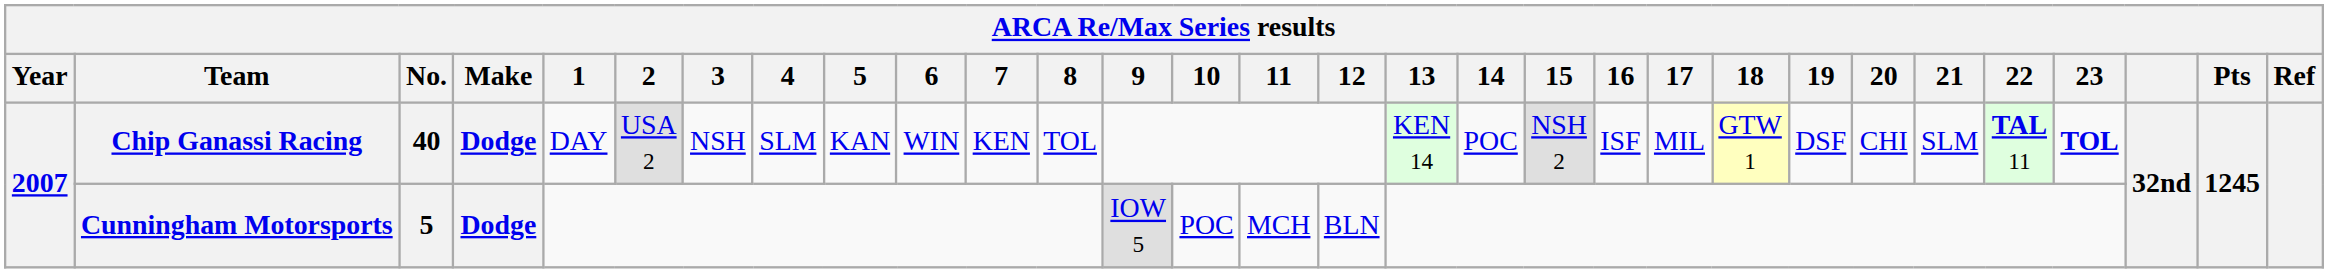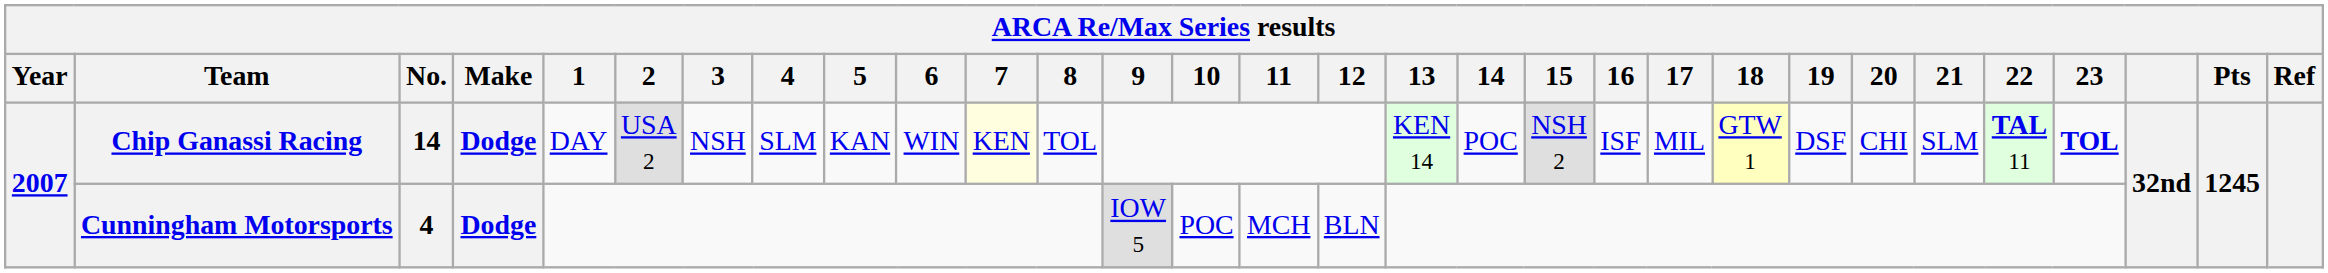(427, 142) 40 -> (427, 142) 14
(1001, 142) no background -> (1001, 142) lightyellow background
(427, 225) 5 -> (427, 225) 4
